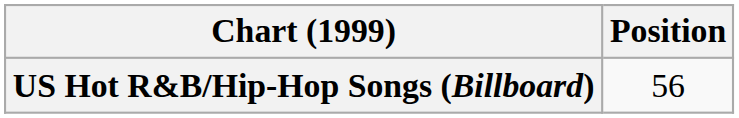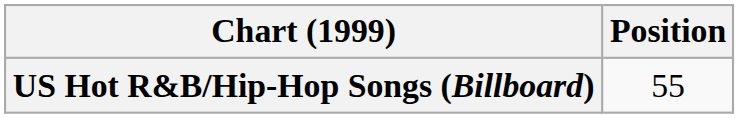(668, 84) 56 -> (668, 84) 55
